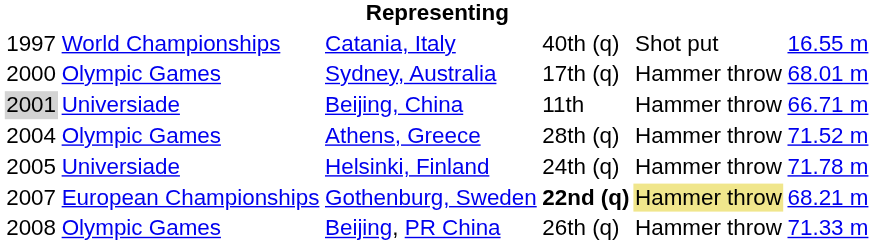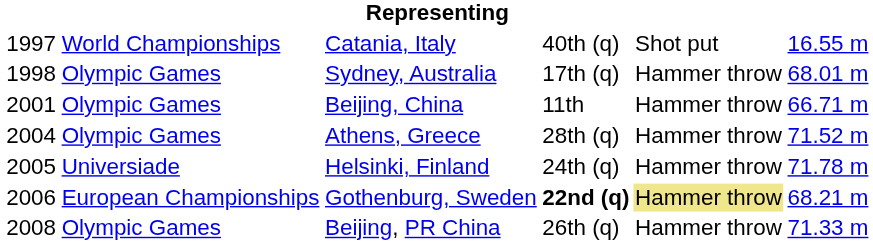(31, 74) 2000 -> (31, 74) 1998
(31, 104) lightgrey background -> (31, 104) no background
(121, 104) Universiade -> (141, 104) Olympic Games
(31, 197) 2007 -> (31, 197) 2006
